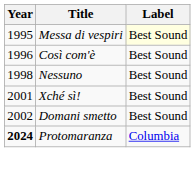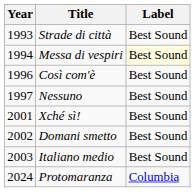+ row: (75, 34)
(20, 34) 1995 -> (20, 55) 1994
(20, 75) 1998 -> (20, 95) 1997
+ row: (76, 156)
(20, 136) bold -> (20, 177) normal
